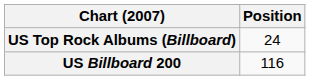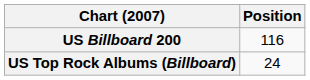rows swapped: (122, 63) <-> (122, 39)
